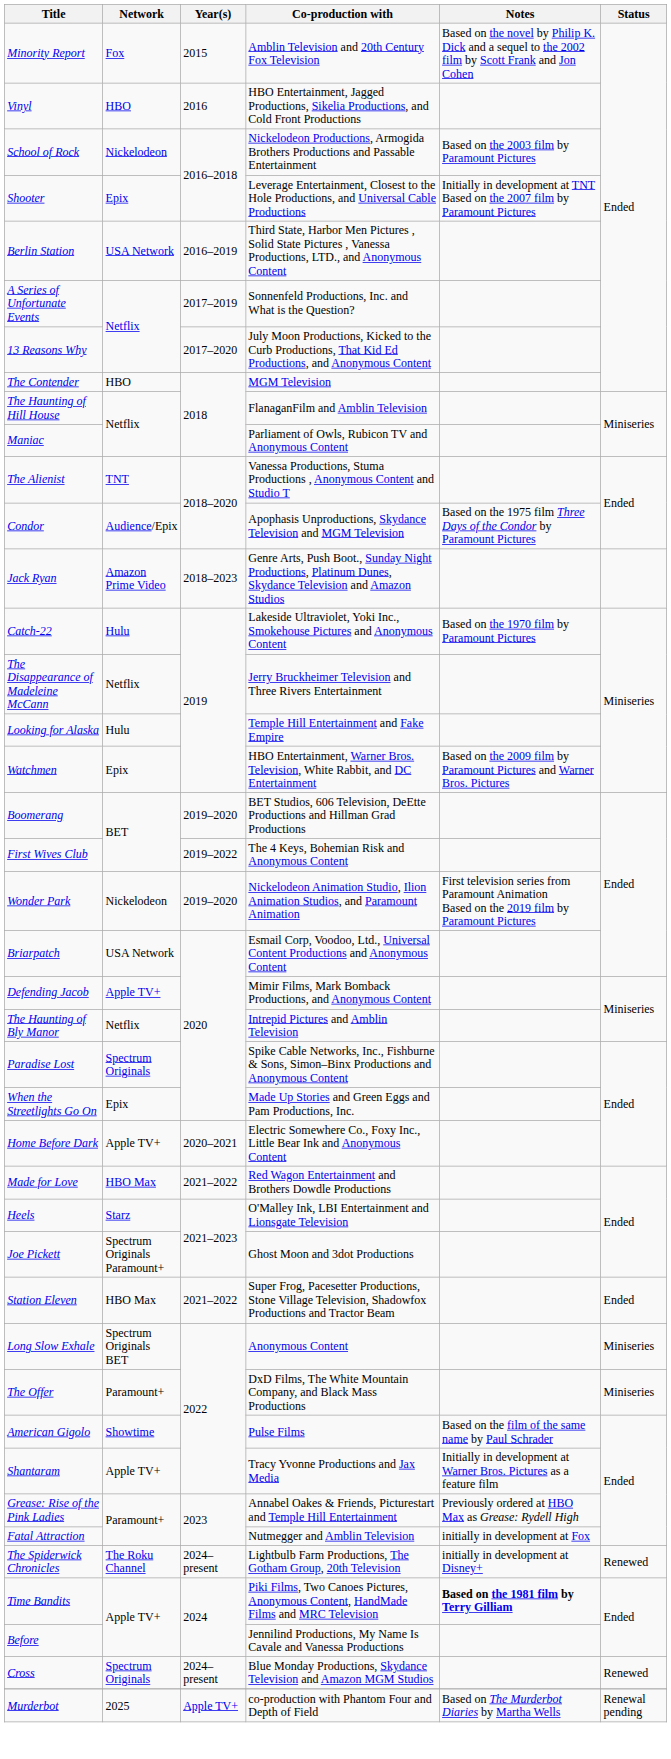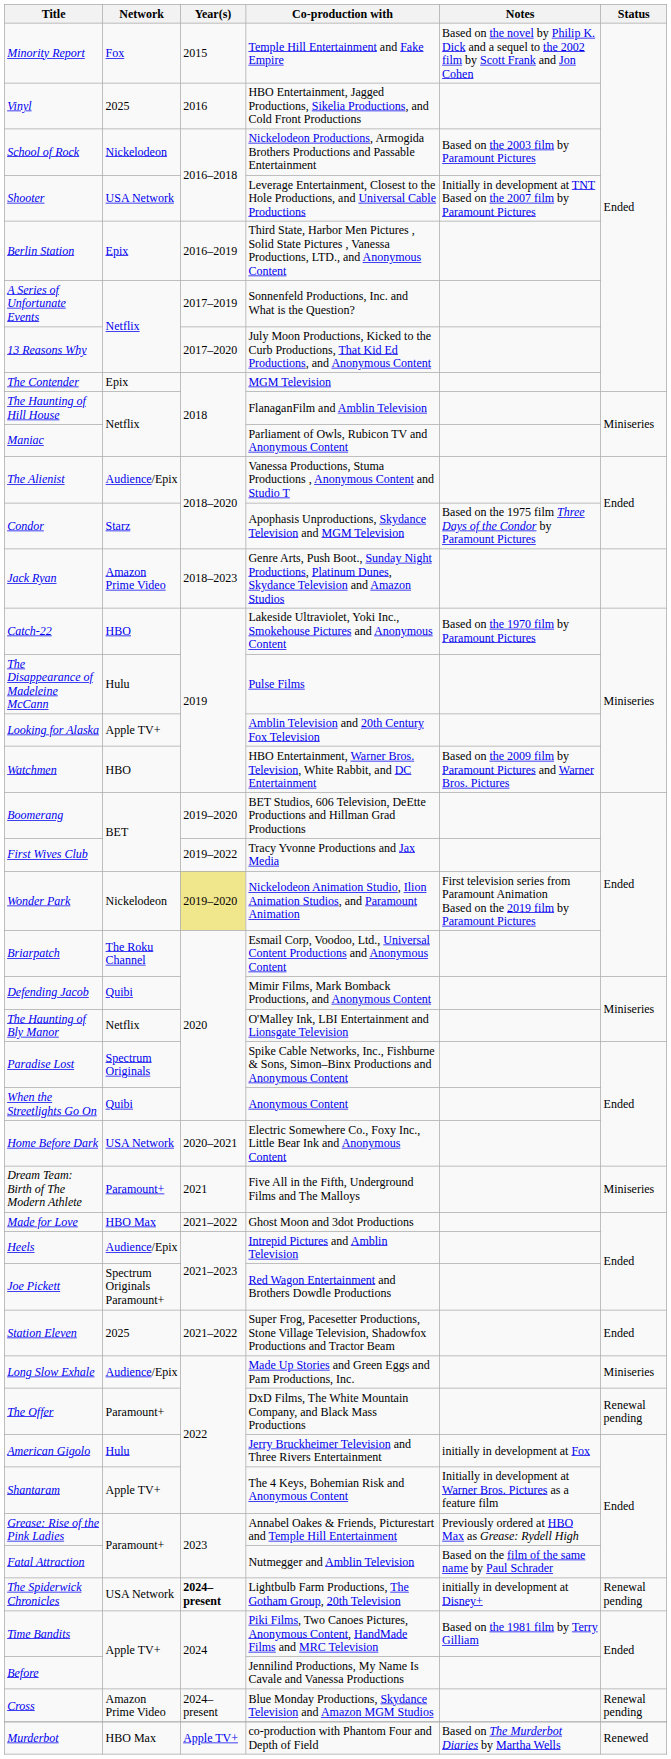(336, 53) Amblin Television and 20th Century Fox Television -> (336, 53) Temple Hill Entertainment and Fake Empire
(118, 106) HBO -> (118, 106) 2025
(117, 198) Epix -> (140, 198) USA Network
(140, 250) USA Network -> (117, 250) Epix
(118, 382) HBO -> (117, 382) Epix
(117, 479) TNT -> (142, 479) Audience/Epix
(142, 525) Audience/Epix -> (118, 525) Starz
(118, 631) Hulu -> (118, 631) HBO
(123, 684) Netflix -> (118, 684) Hulu
(330, 684) Jerry Bruckheimer Television and Three Rivers Entertainment -> (277, 684) Pulse Films
(118, 730) Hulu -> (133, 730) Apple TV+
(336, 730) Temple Hill Entertainment and Fake Empire -> (336, 730) Amblin Television and 20th Century Fox Television
(117, 769) Epix -> (118, 769) HBO
(326, 854) The 4 Keys, Bohemian Risk and Anonymous Content -> (332, 854) Tracy Yvonne Productions and Jax Media
(210, 900) no background -> (210, 900) khaki background
(140, 953) USA Network -> (129, 953) The Roku Channel
(133, 992) Apple TV+ -> (119, 992) Quibi
(318, 1025) Intrepid Pictures and Amblin Television -> (339, 1025) O'Malley Ink, LBI Entertainment and Lionsgate Television
(117, 1104) Epix -> (119, 1104) Quibi
(339, 1104) Made Up Stories and Green Eggs and Pam Productions, Inc. -> (298, 1104) Anonymous Content
(133, 1143) Apple TV+ -> (140, 1143) USA Network
+ row: (45, 1189)
(322, 1182) Red Wagon Entertainment and Brothers Dowdle Productions -> (331, 1221) Ghost Moon and 3dot Productions
(118, 1215) Starz -> (142, 1247) Audience/Epix
(339, 1215) O'Malley Ink, LBI Entertainment and Lionsgate Television -> (318, 1247) Intrepid Pictures and Amblin Television
(331, 1254) Ghost Moon and 3dot Productions -> (322, 1286) Red Wagon Entertainment and Brothers Dowdle Productions
(131, 1300) HBO Max -> (118, 1332) 2025
(129, 1346) Spectrum Originals BET -> (142, 1372) Audience/Epix
(298, 1346) Anonymous Content -> (339, 1372) Made Up Stories and Green Eggs and Pam Productions, Inc.
(629, 1392) Miniseries -> (625, 1411) Renewal pending
(130, 1431) Showtime -> (118, 1450) Hulu
(277, 1431) Pulse Films -> (330, 1450) Jerry Bruckheimer Television and Three Rivers Entertainment
(514, 1431) Based on the film of the same name by Paul Schrader -> (516, 1450) initially in development at Fox
(332, 1471) Tracy Yvonne Productions and Jax Media -> (326, 1490) The 4 Keys, Bohemian Risk and Anonymous Content
(516, 1536) initially in development at Fox -> (514, 1561) Based on the film of the same name by Paul Schrader
(129, 1561) The Roku Channel -> (140, 1594) USA Network
(200, 1561) normal -> (202, 1594) bold
(626, 1561) Renewed -> (625, 1594) Renewal pending
(508, 1601) bold -> (520, 1633) normal
(129, 1673) Spectrum Originals -> (136, 1705) Amazon Prime Video
(626, 1673) Renewed -> (625, 1705) Renewal pending
(118, 1705) 2025 -> (131, 1738) HBO Max
(625, 1705) Renewal pending -> (626, 1738) Renewed
